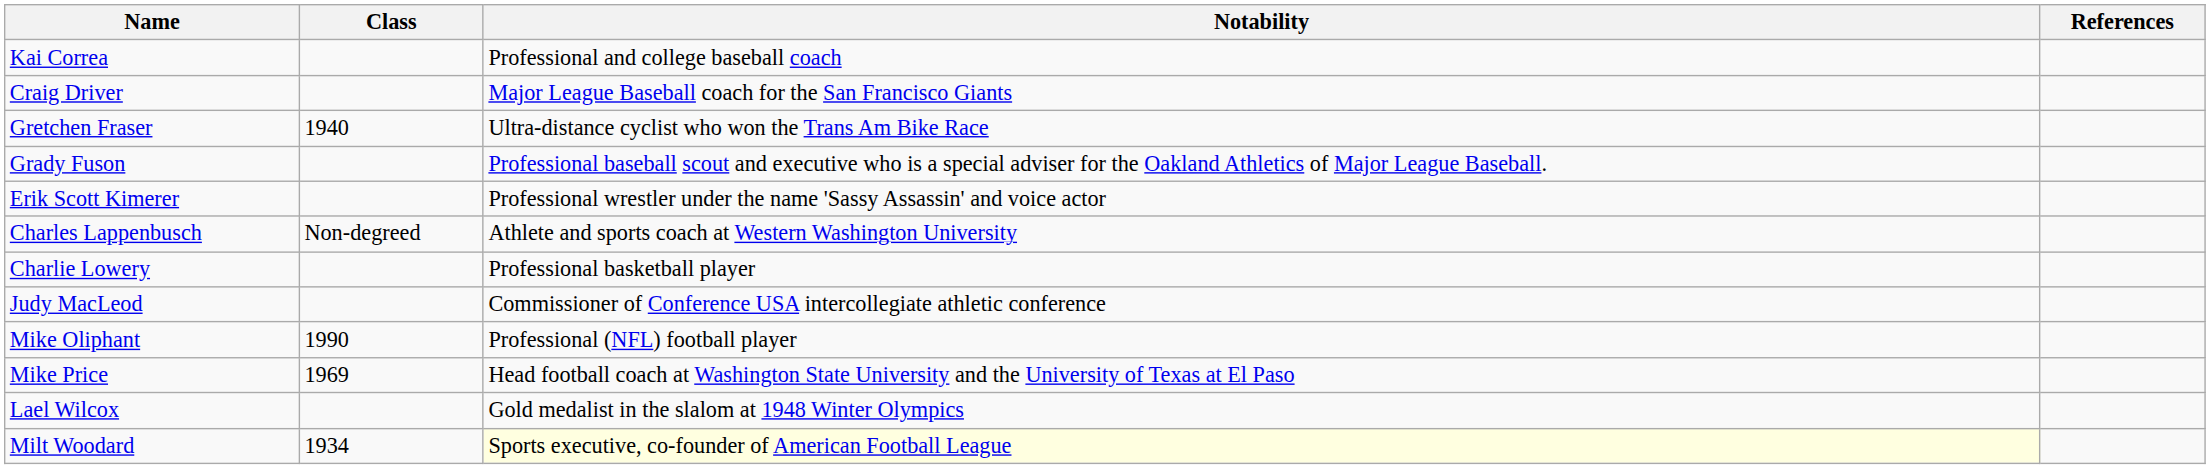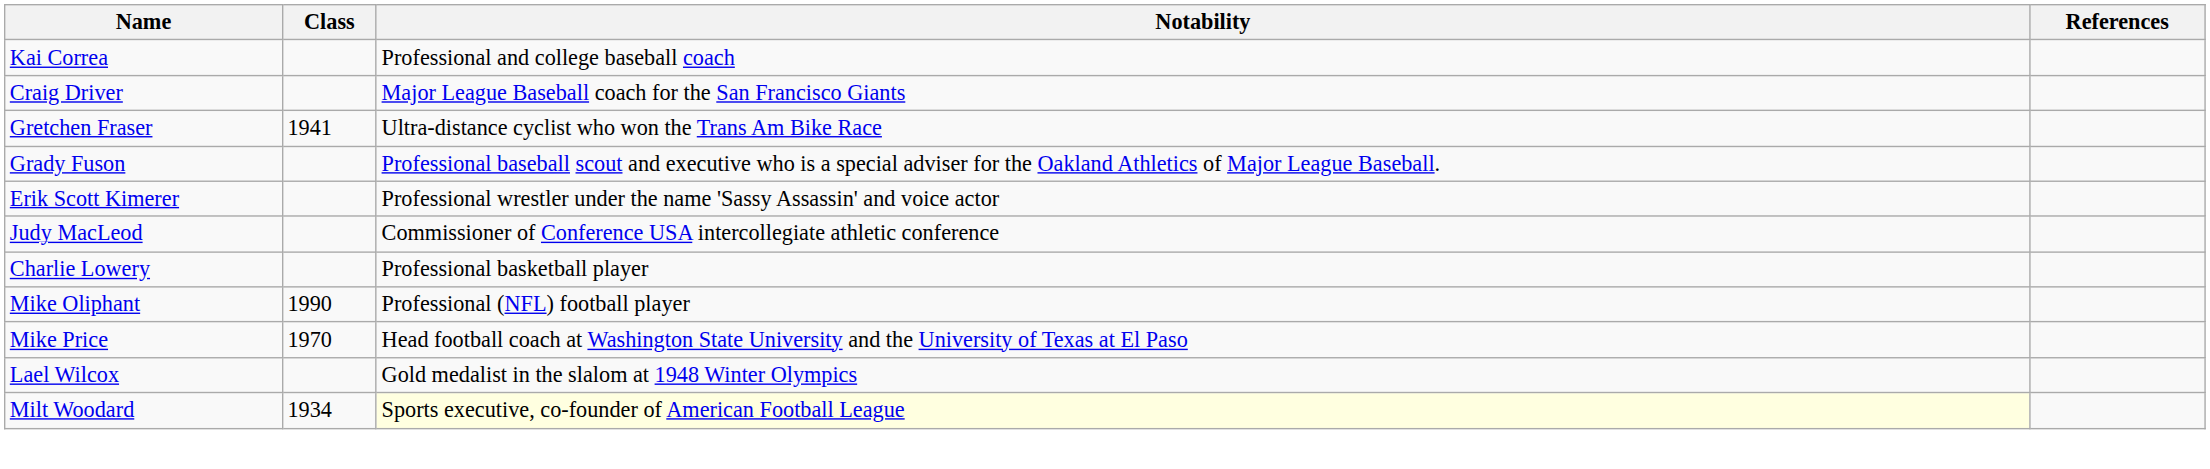(327, 127) 1940 -> (310, 127) 1941
- row: (106, 233)
rows swapped: (80, 269) <-> (76, 304)
(327, 374) 1969 -> (310, 339) 1970
